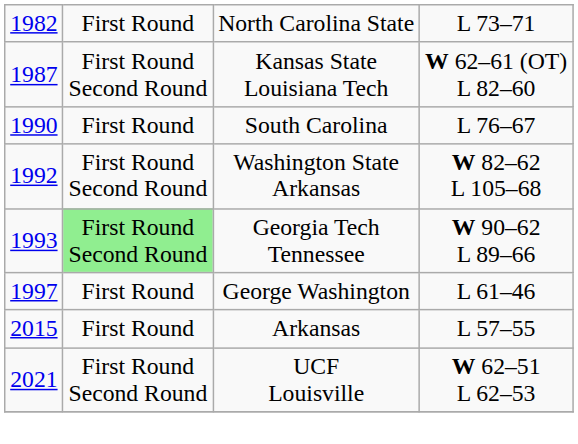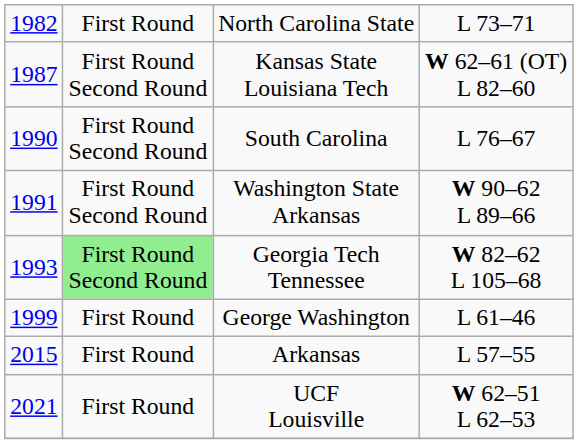(138, 125) First Round -> (138, 138) First Round Second Round
(34, 175) 1992 -> (34, 202) 1991
(496, 175) W 82–62 L 105–68 -> (496, 202) W 90–62 L 89–66
(496, 240) W 90–62 L 89–66 -> (496, 266) W 82–62 L 105–68
(34, 290) 1997 -> (34, 317) 1999
(138, 379) First Round Second Round -> (138, 406) First Round
